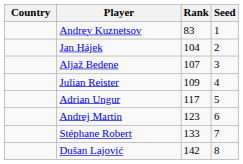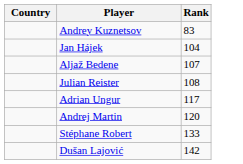- column: (225, 13)
(192, 82) 109 -> (192, 82) 108
(192, 116) 123 -> (192, 116) 120
